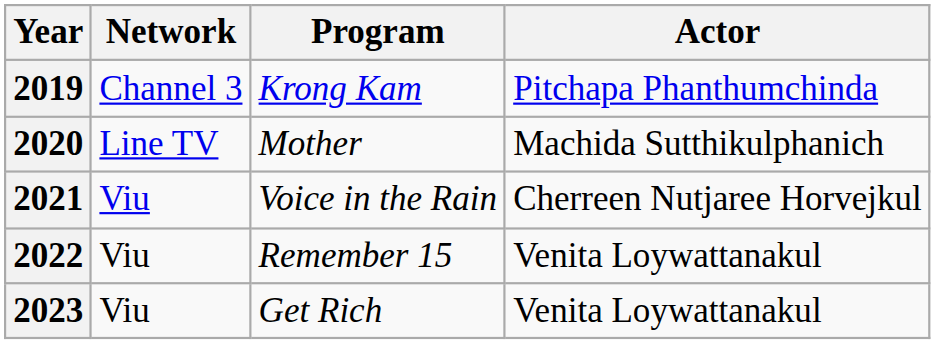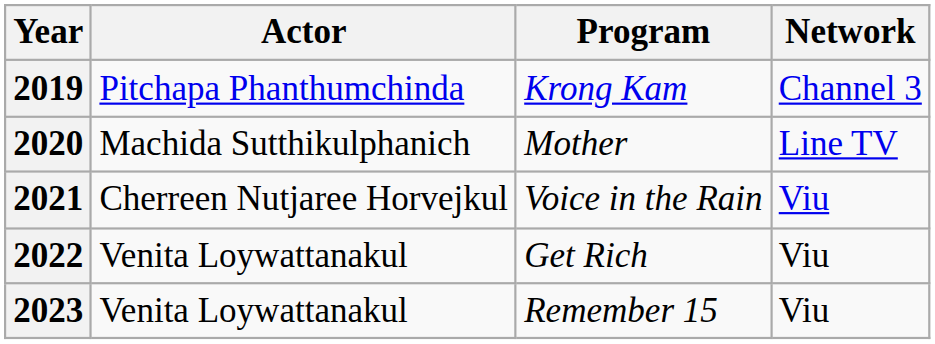columns swapped: (717, 32) <-> (171, 32)
(355, 254) Remember 15 -> (586, 254) Get Rich
(320, 310) Get Rich -> (621, 310) Remember 15
